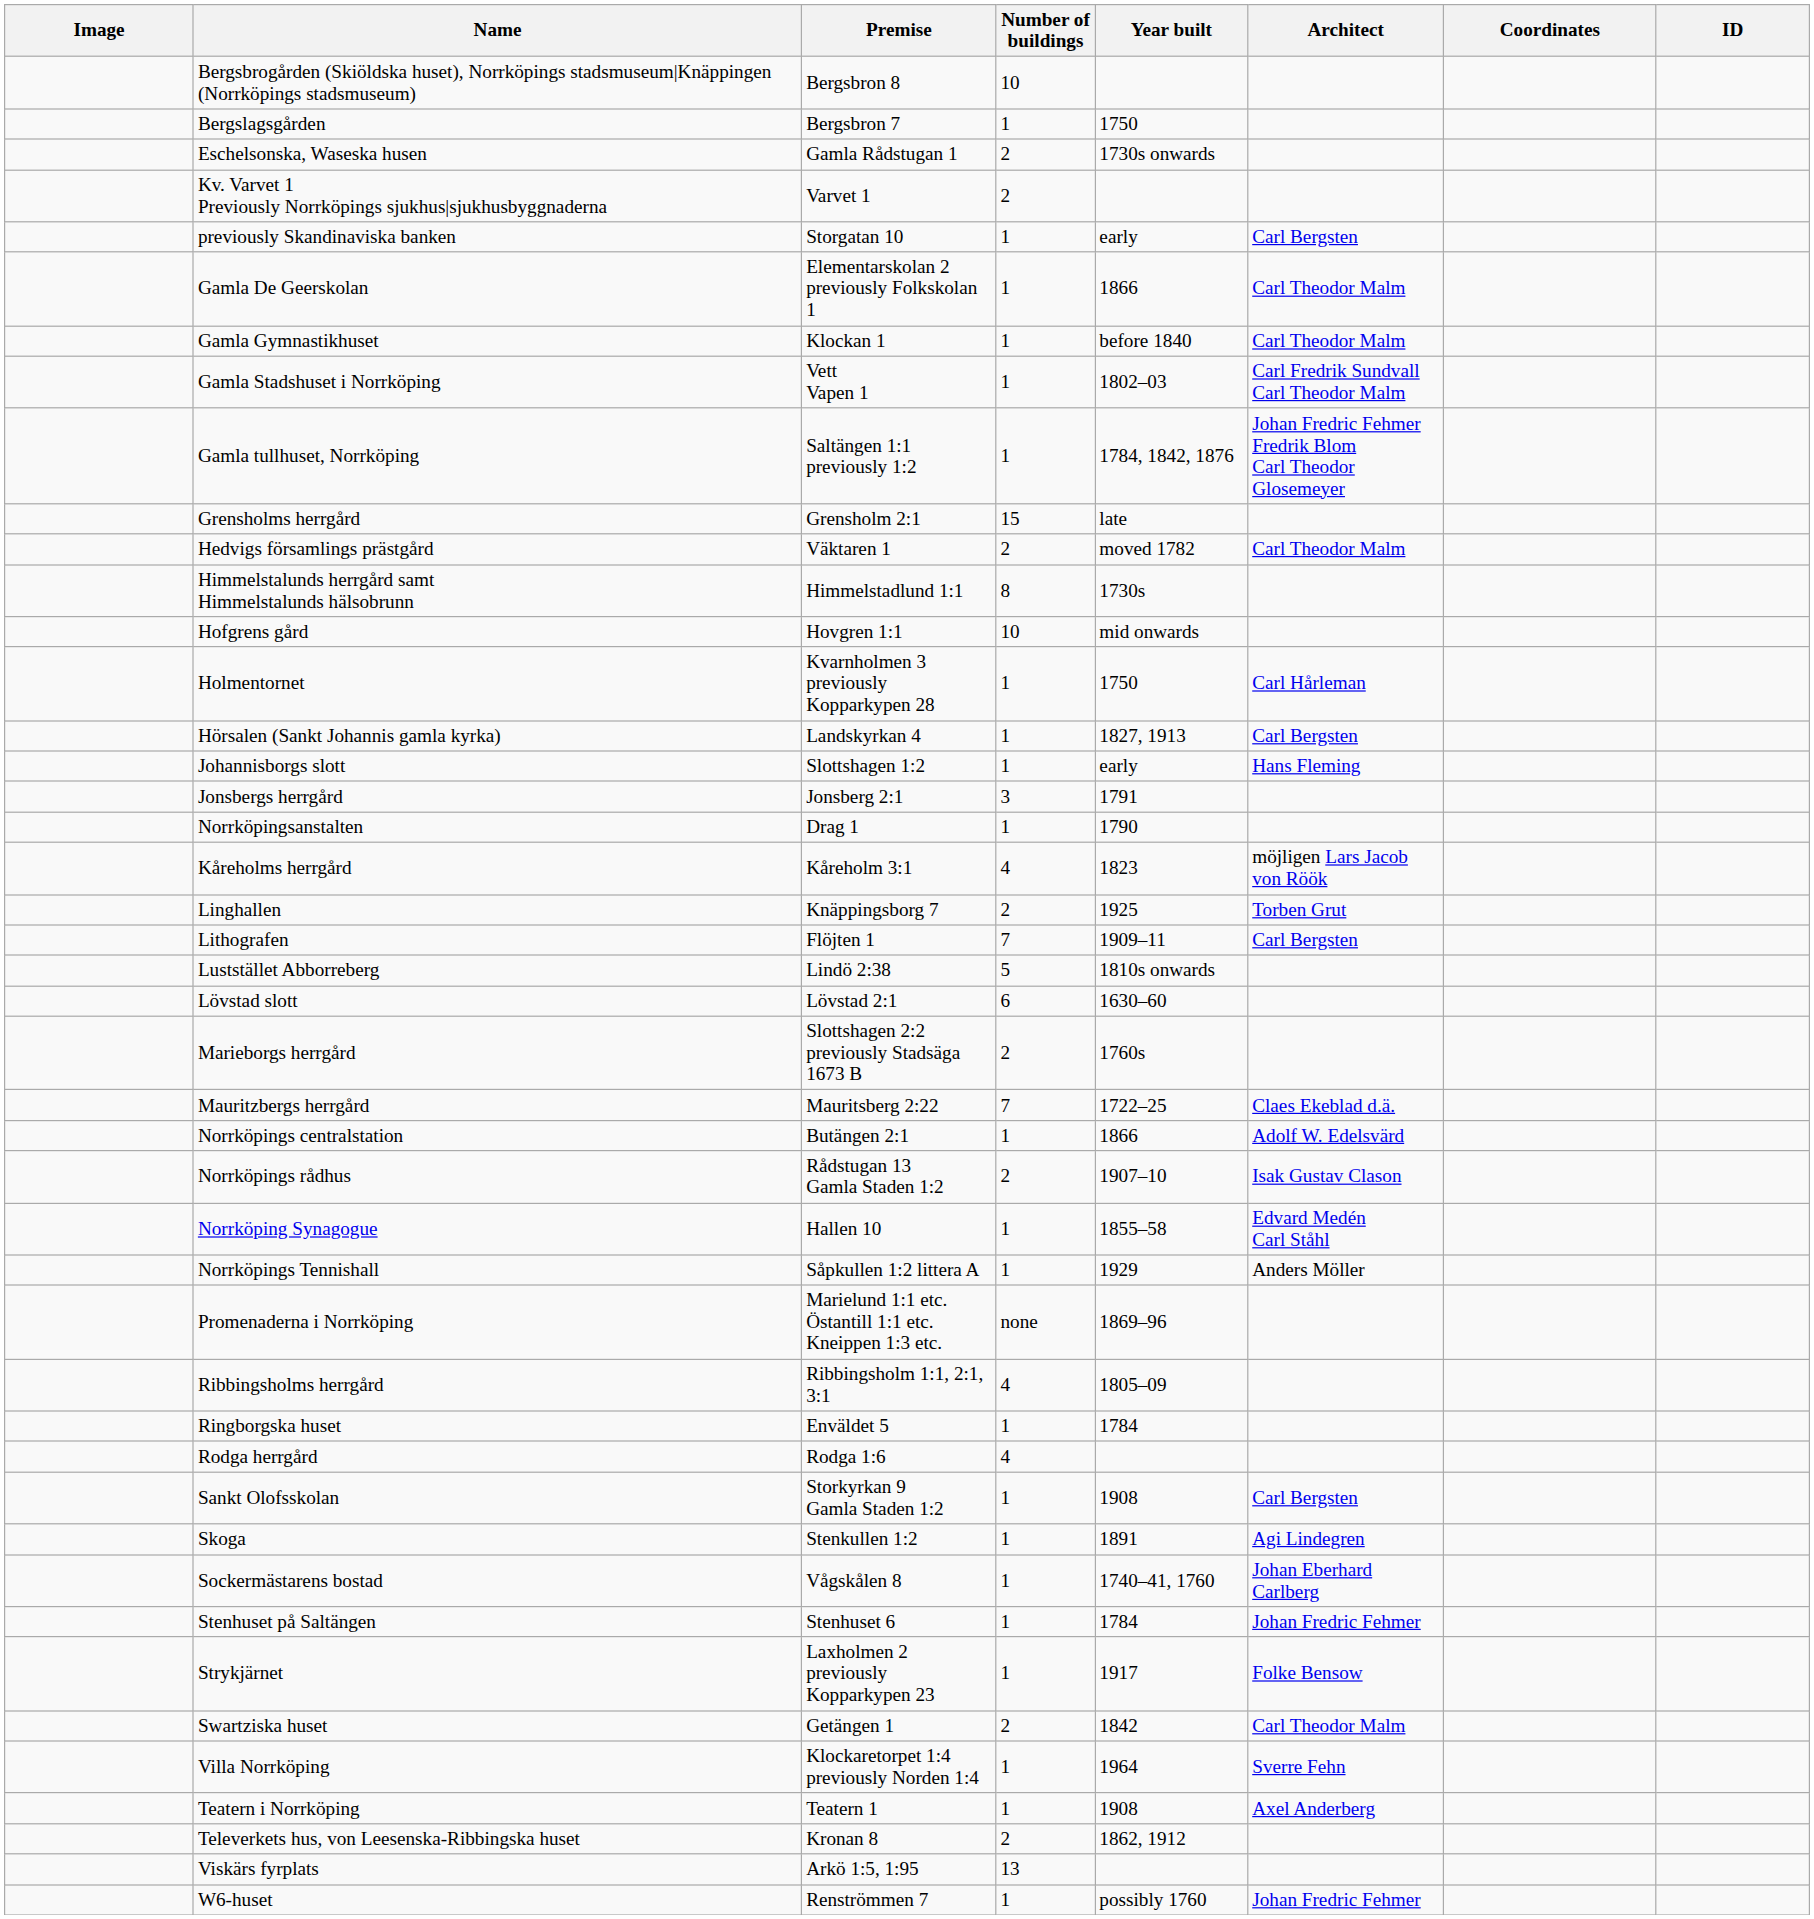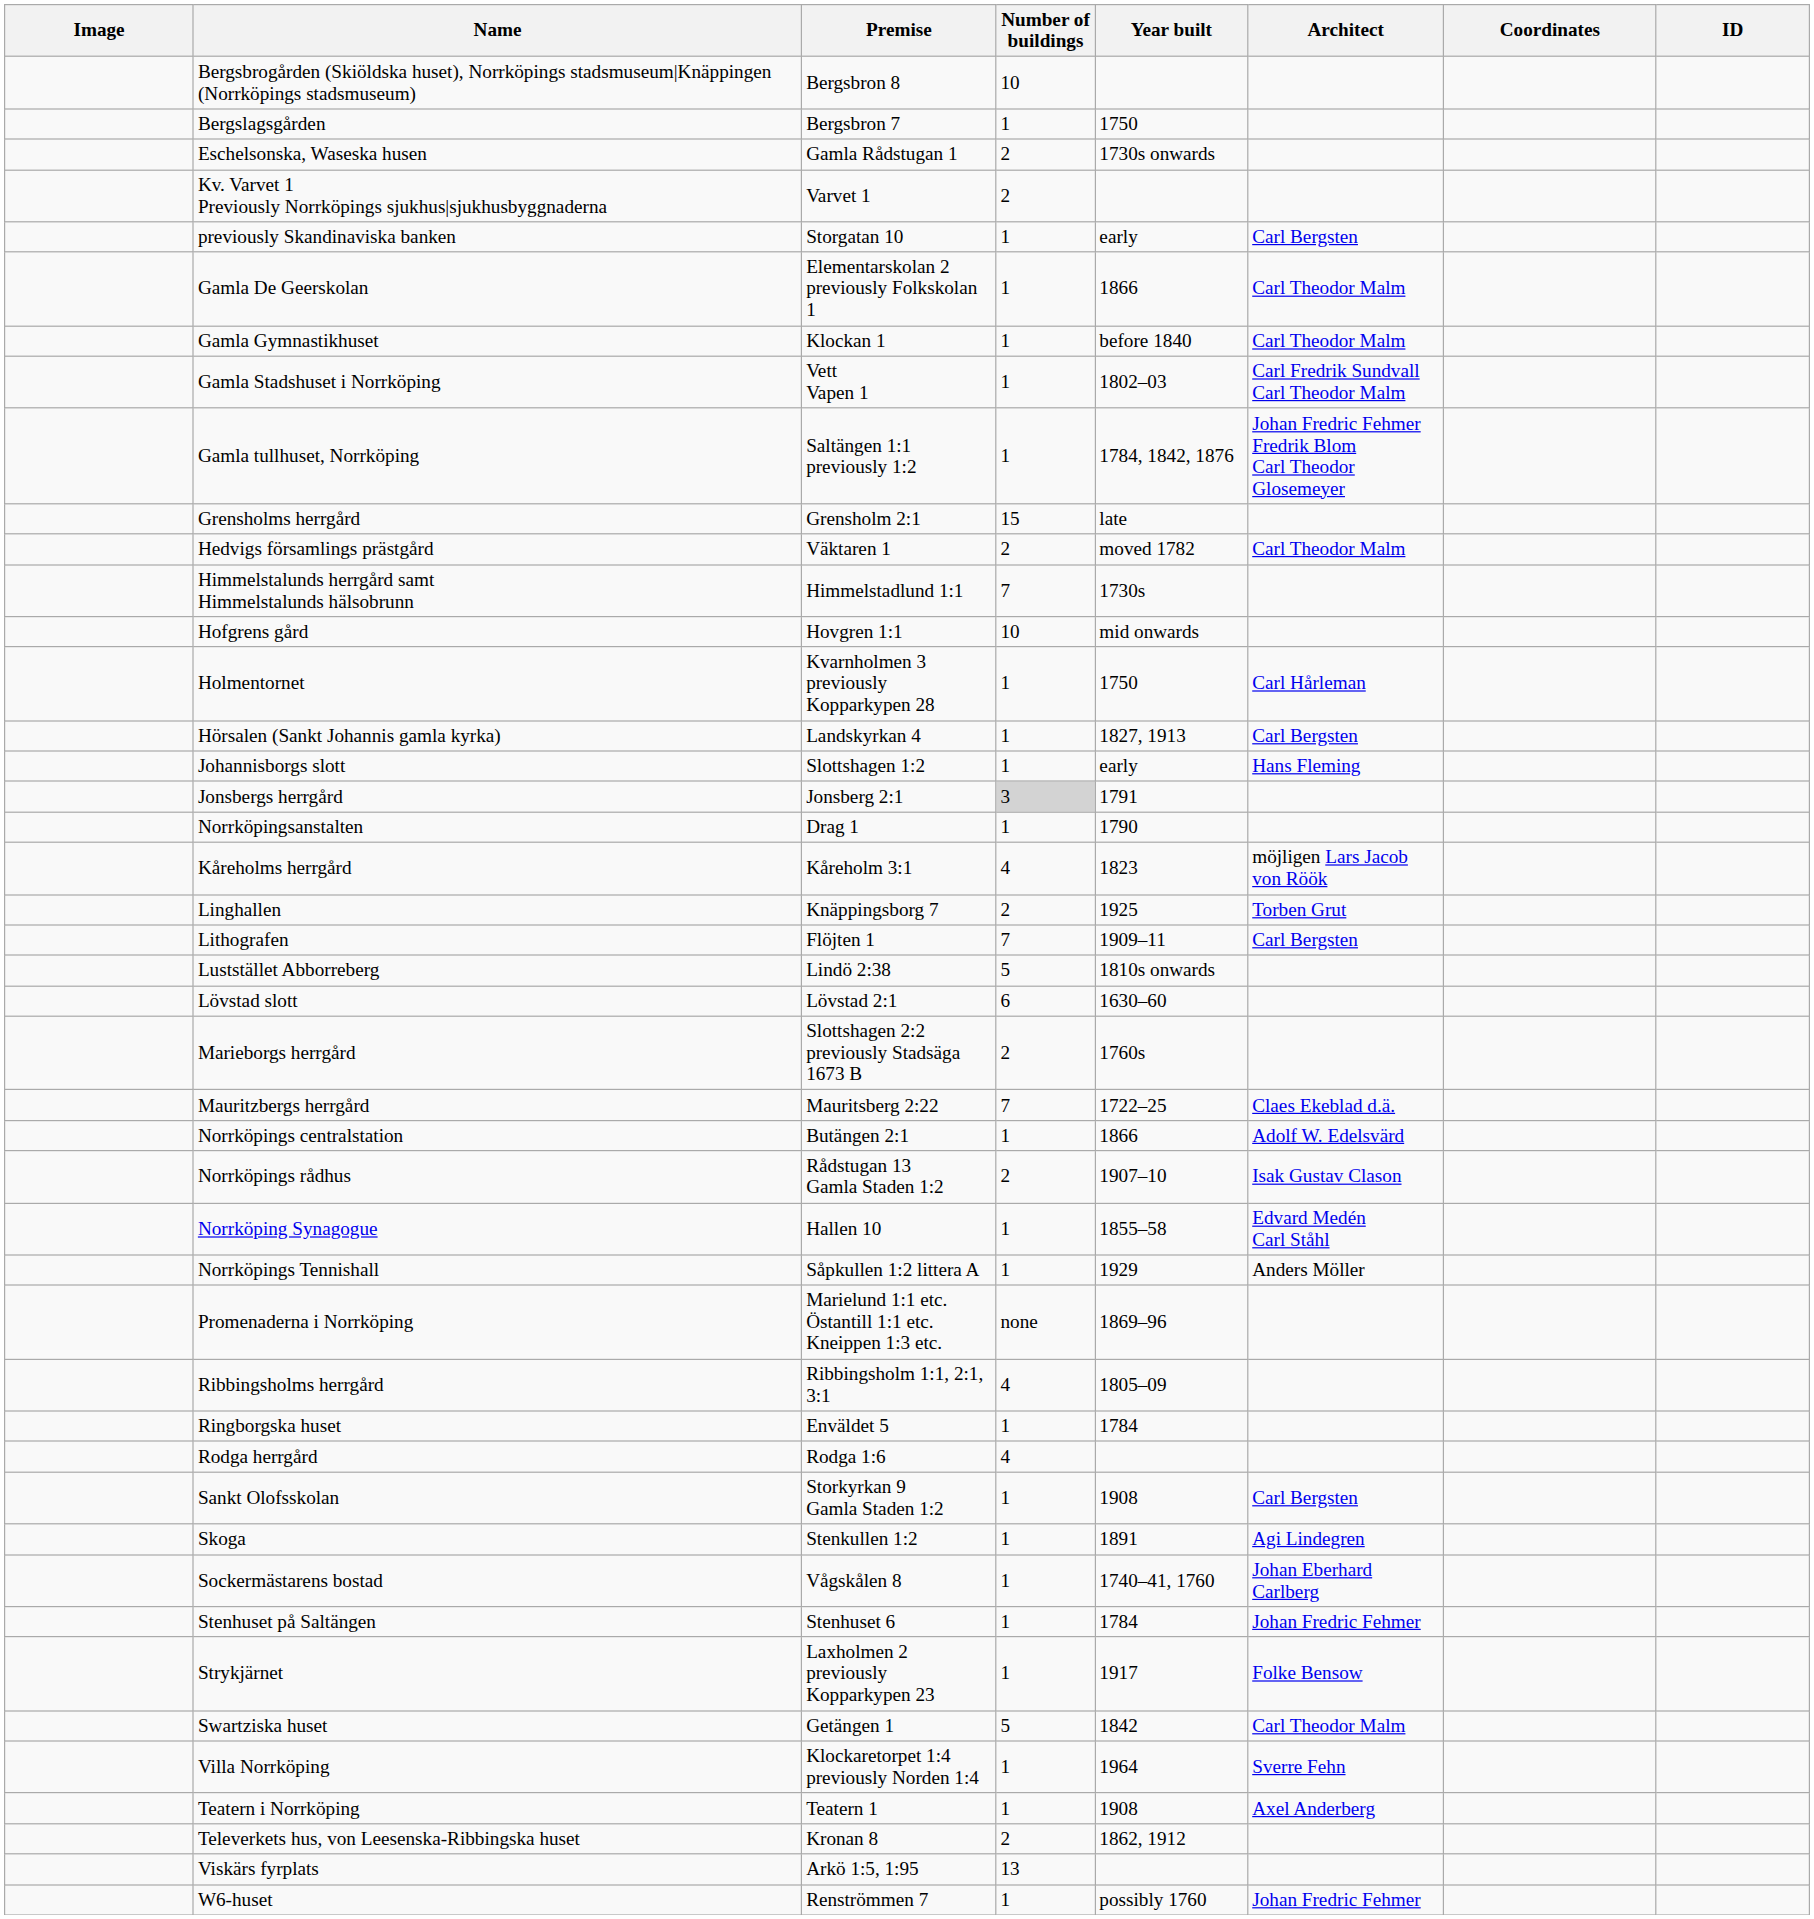(1005, 590) 8 -> (1005, 590) 7
(1005, 796) no background -> (1005, 796) lightgrey background
(1005, 1725) 2 -> (1005, 1725) 5
